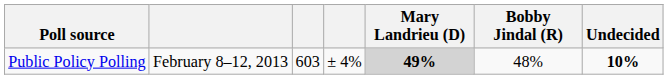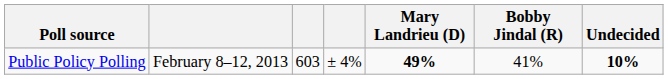(420, 61) lightgrey background -> (420, 61) no background
(528, 61) 48% -> (528, 61) 41%
